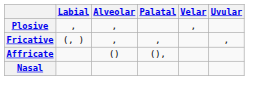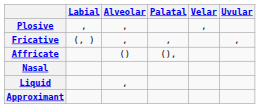+ row: (35, 82)
+ row: (35, 97)
